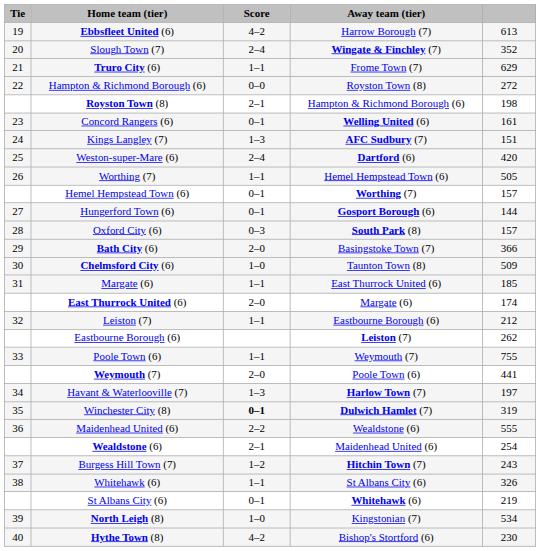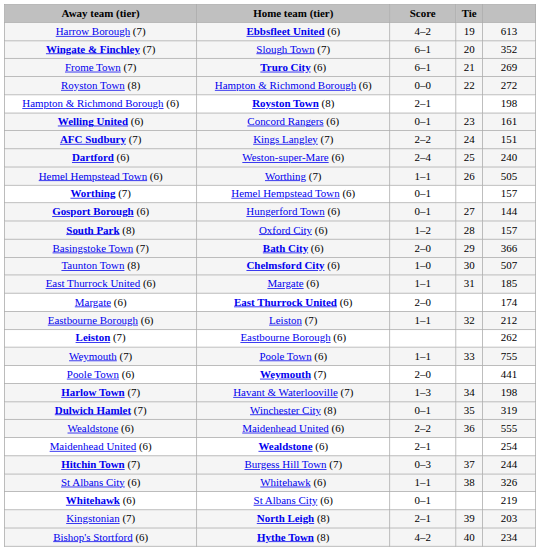columns swapped: (18, 13) <-> (386, 13)
(257, 50) 2–4 -> (423, 50) 6–1
(257, 68) 1–1 -> (423, 68) 6–1
(509, 68) 629 -> (509, 68) 269
(257, 140) 1–3 -> (423, 140) 2–2
(509, 158) 420 -> (509, 158) 240
(257, 230) 0–3 -> (423, 230) 1–2
(509, 266) 509 -> (509, 266) 507
(509, 392) 197 -> (509, 392) 198
(257, 411) bold -> (423, 411) normal
(257, 465) 1–2 -> (423, 465) 0–3
(509, 465) 243 -> (509, 465) 244
(257, 519) 1–0 -> (423, 519) 2–1
(509, 519) 534 -> (509, 519) 203
(509, 537) 230 -> (509, 537) 234
